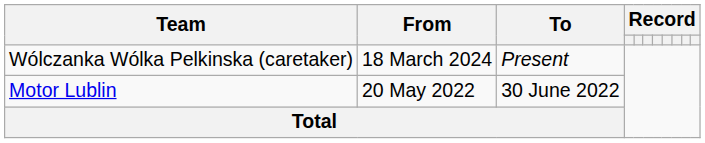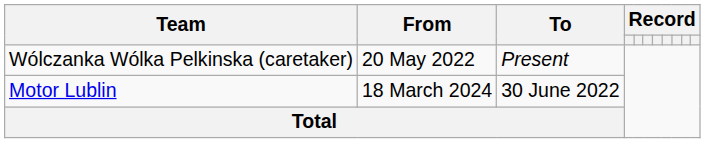(427, 59) 18 March 2024 -> (418, 59) 20 May 2022
(418, 90) 20 May 2022 -> (427, 90) 18 March 2024
